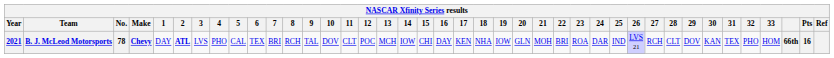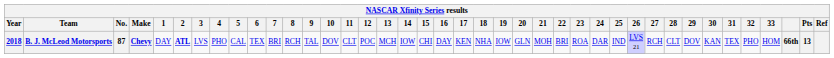(14, 42) 2021 -> (14, 42) 2018
(121, 42) 78 -> (121, 42) 87
(807, 42) 16 -> (807, 42) 13
